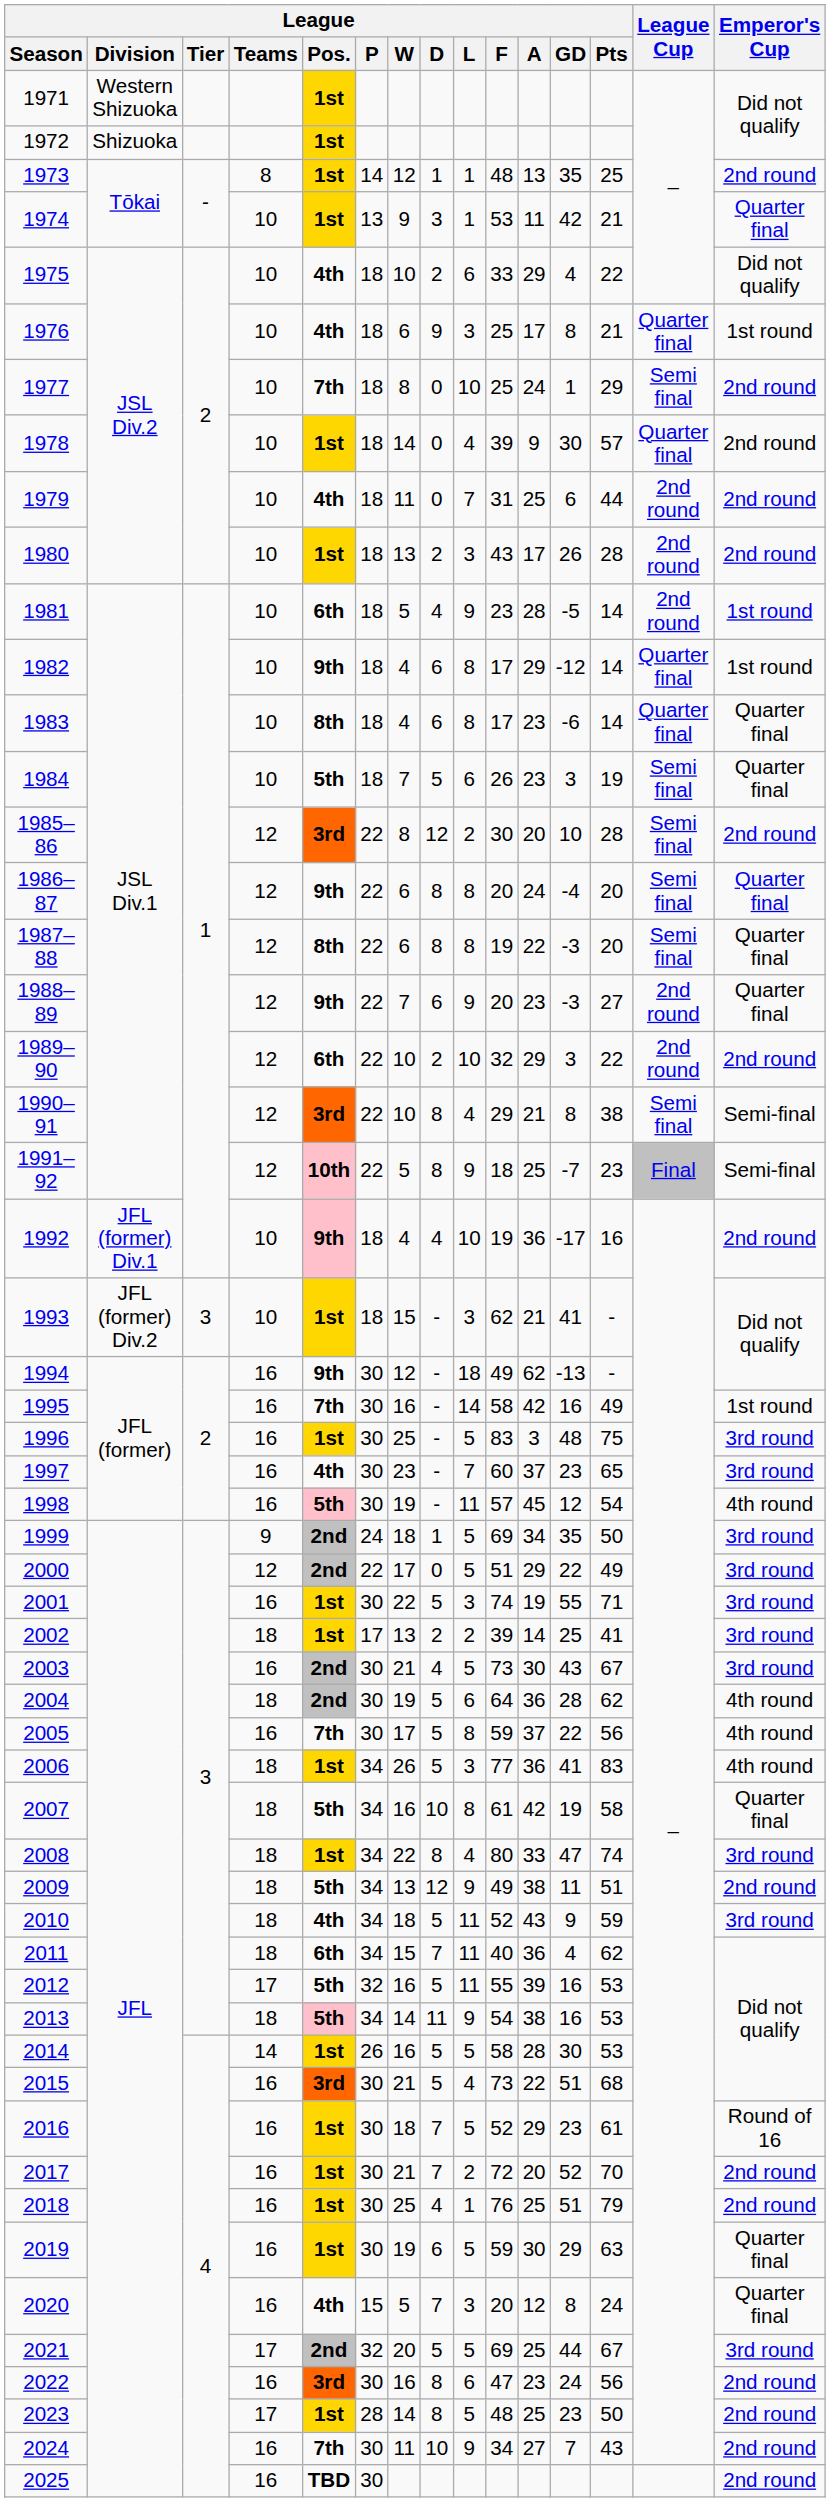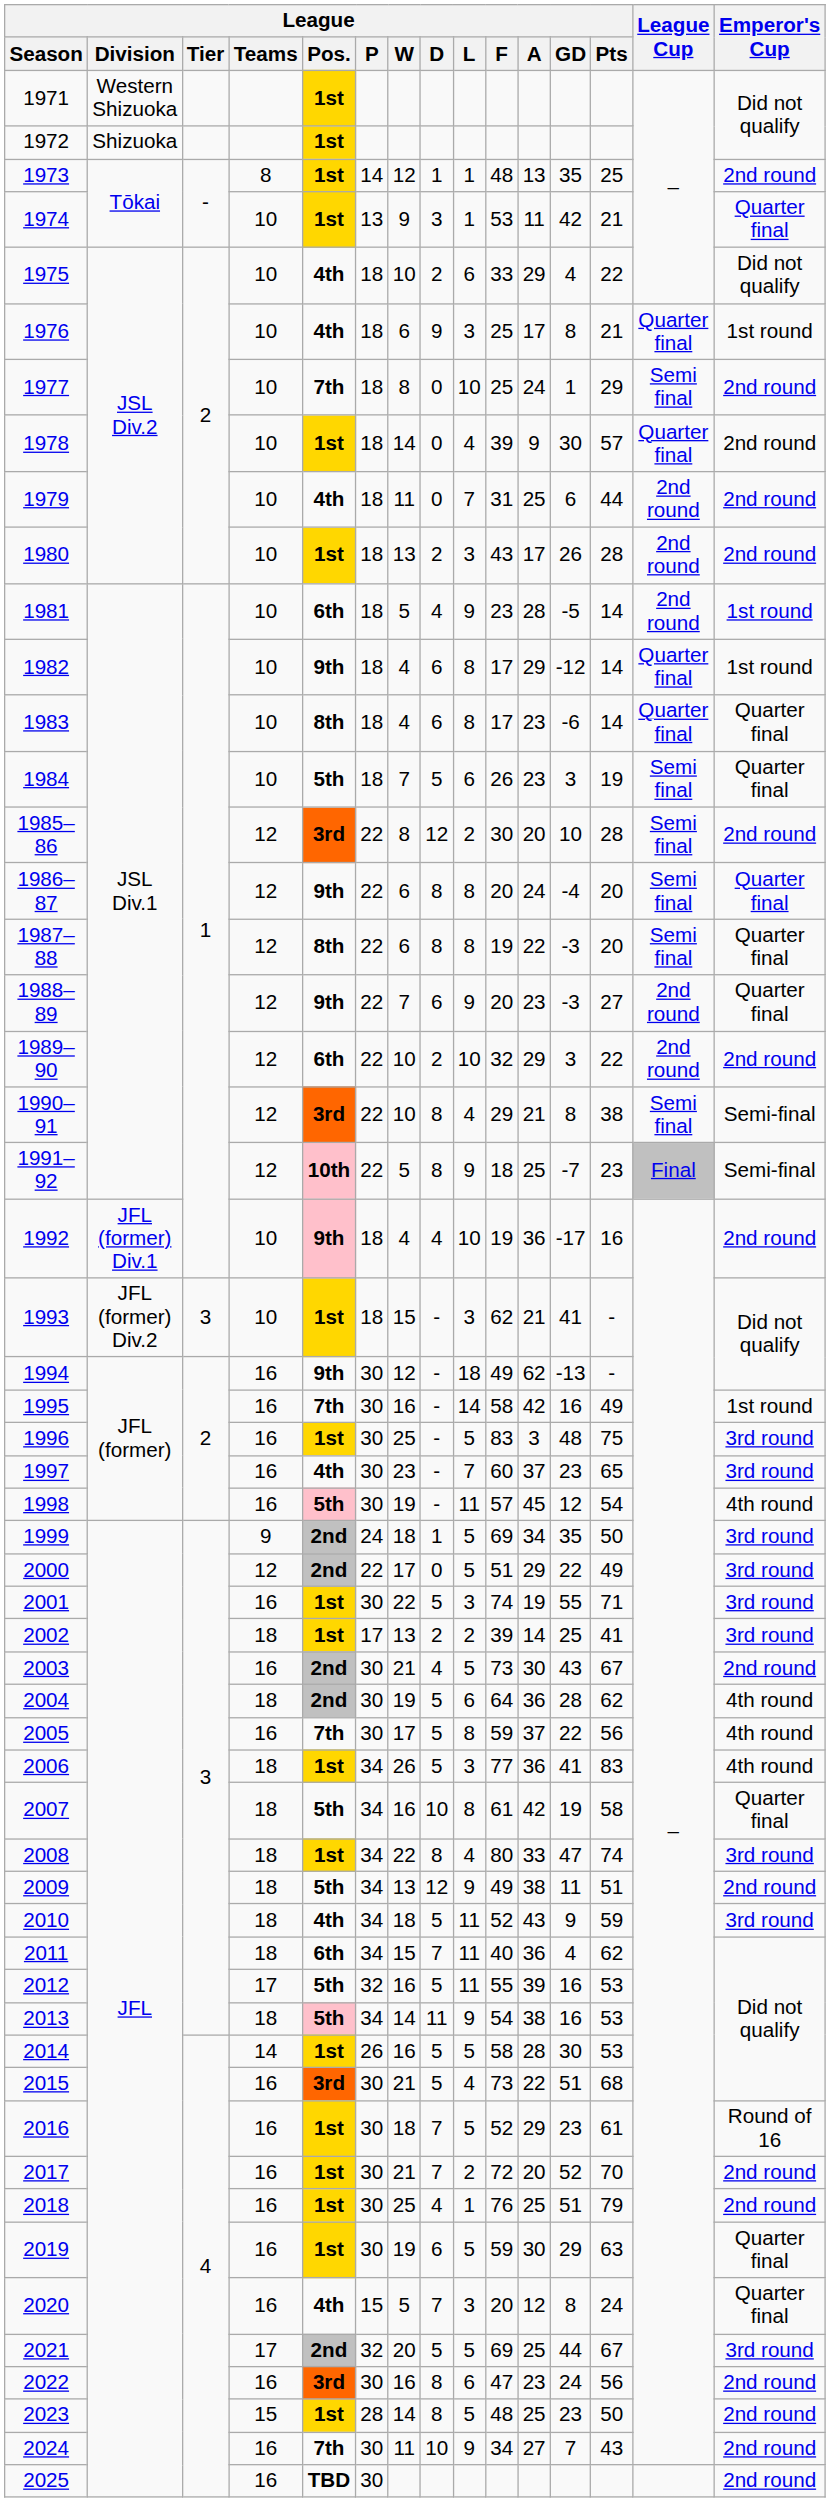(770, 1667) 3rd round -> (770, 1667) 2nd round
(266, 2415) 17 -> (266, 2415) 15
